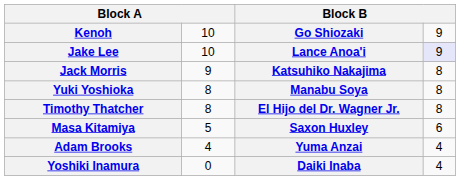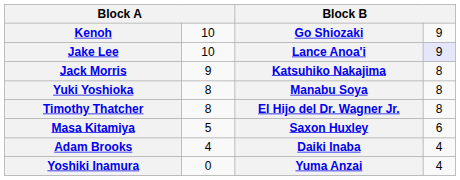(329, 147) Yuma Anzai -> (329, 147) Daiki Inaba
(329, 166) Daiki Inaba -> (329, 166) Yuma Anzai
